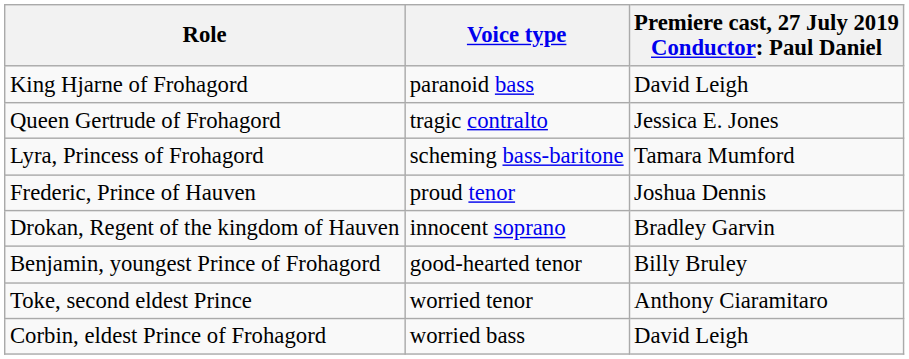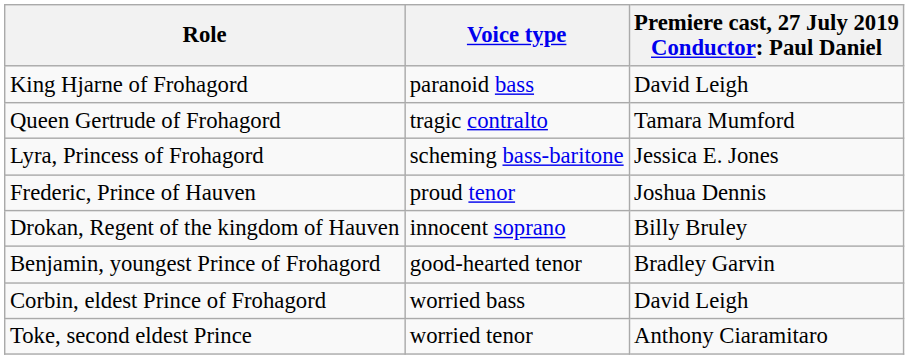(706, 120) Jessica E. Jones -> (714, 120) Tamara Mumford
(714, 156) Tamara Mumford -> (706, 156) Jessica E. Jones
(704, 228) Bradley Garvin -> (691, 228) Billy Bruley
(691, 264) Billy Bruley -> (704, 264) Bradley Garvin
rows swapped: (168, 336) <-> (131, 300)
